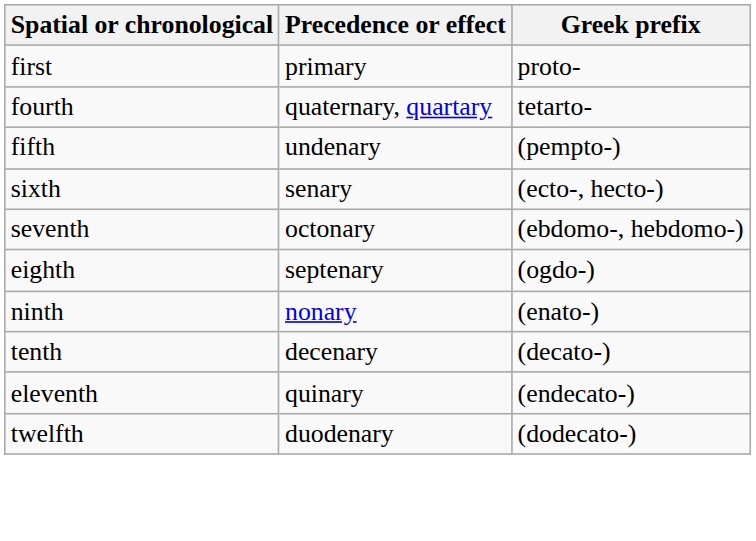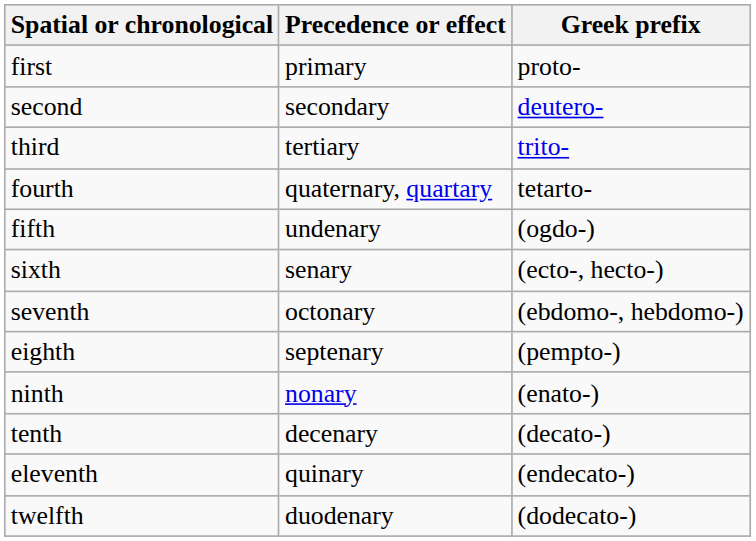+ row: (47, 106)
+ row: (35, 147)
(569, 147) (pempto-) -> (556, 229) (ogdo-)
(556, 270) (ogdo-) -> (569, 351) (pempto-)
